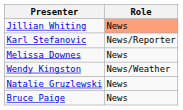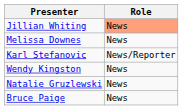rows swapped: (44, 55) <-> (46, 40)
(138, 69) News/Weather -> (117, 69) News
